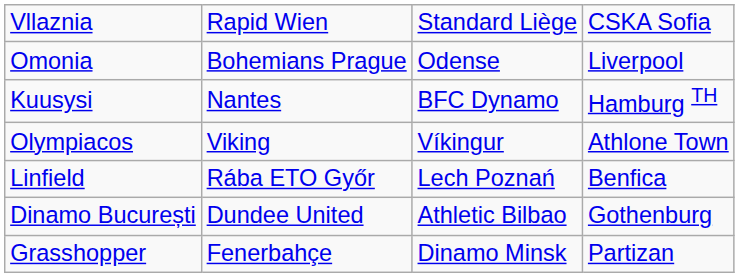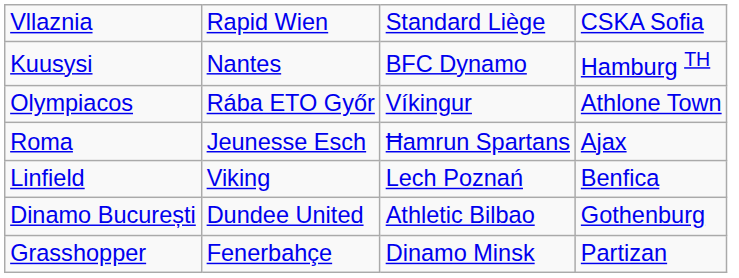- row: (51, 60)
(238, 141) Viking -> (291, 104) Rába ETO Győr
+ row: (42, 141)
(291, 178) Rába ETO Győr -> (238, 178) Viking
